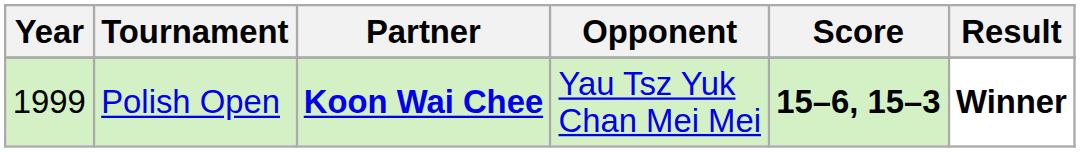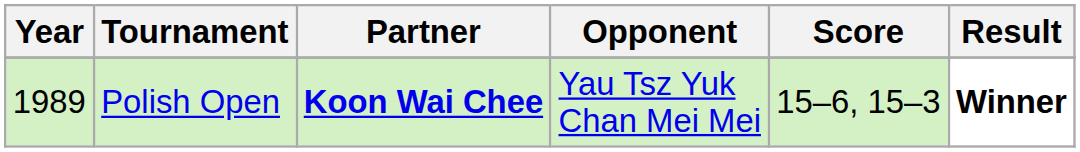(49, 102) 1999 -> (49, 102) 1989
(858, 102) bold -> (858, 102) normal
